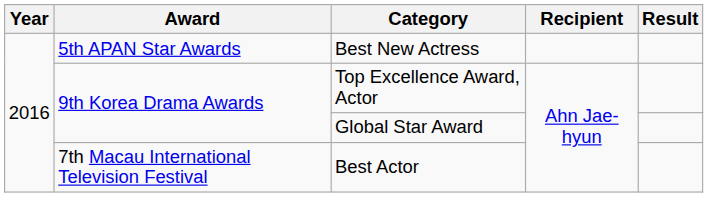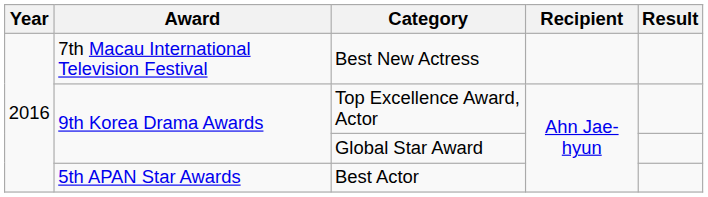(149, 48) 5th APAN Star Awards -> (154, 58) 7th Macau International Television Festival
(154, 166) 7th Macau International Television Festival -> (149, 177) 5th APAN Star Awards
